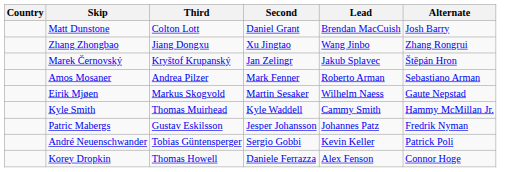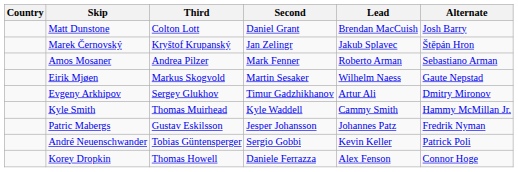- row: (83, 45)
+ row: (85, 93)
